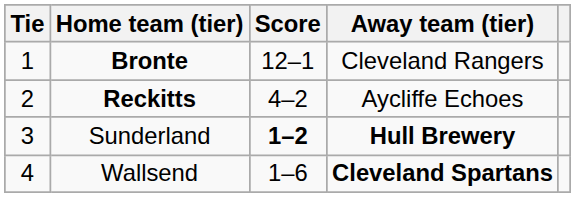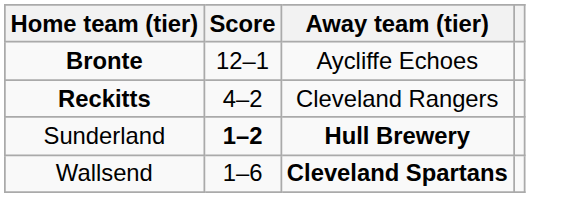- column: (27, 23)
(442, 61) Cleveland Rangers -> (397, 61) Aycliffe Echoes
(442, 98) Aycliffe Echoes -> (397, 98) Cleveland Rangers
